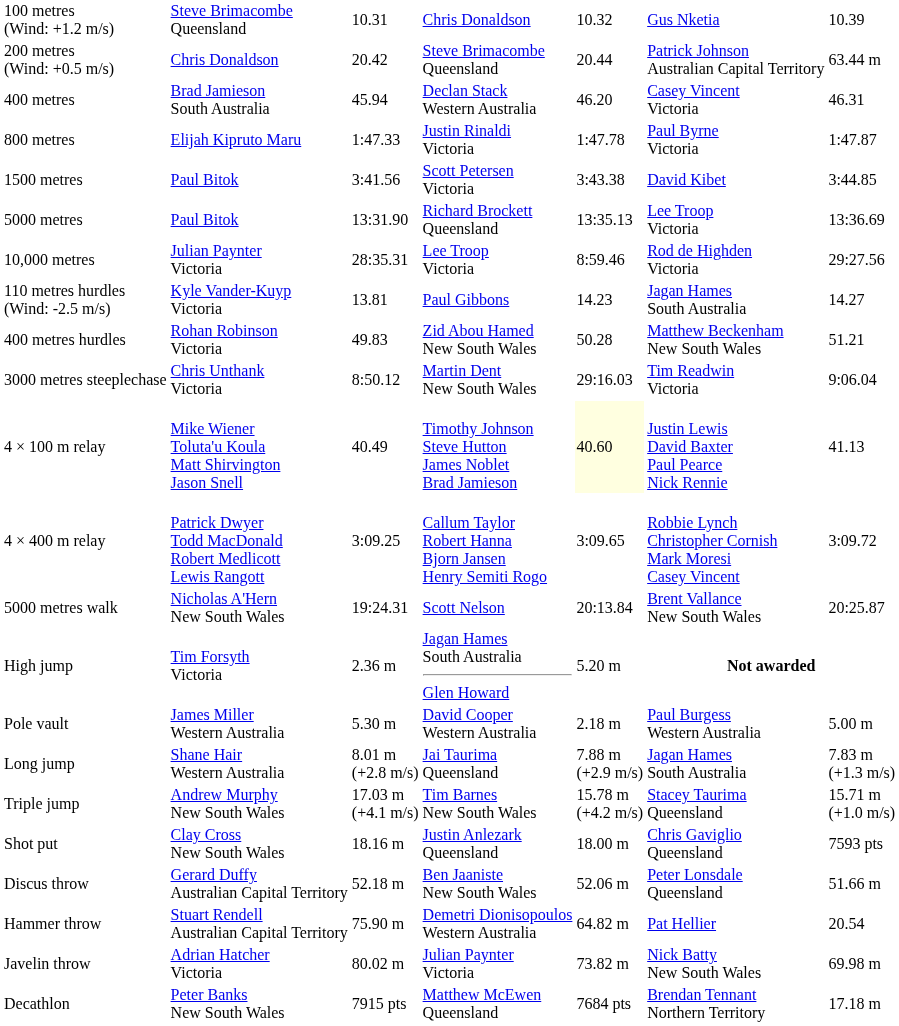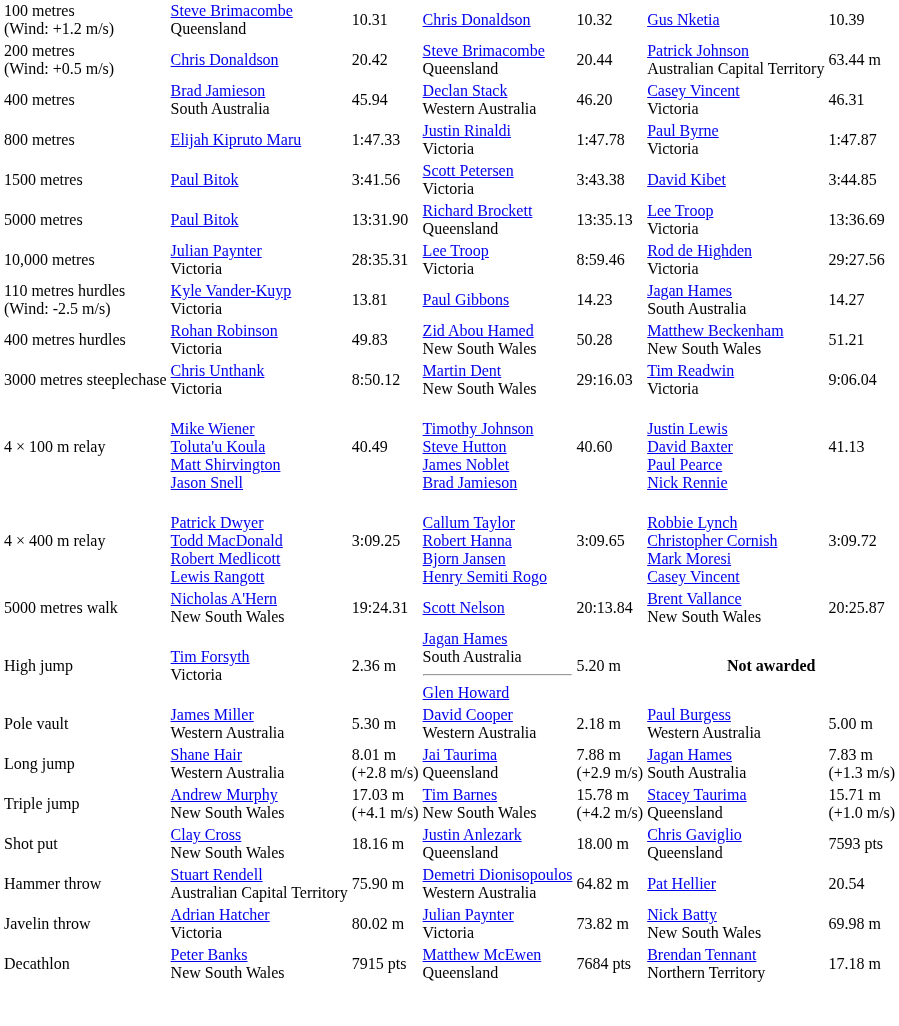(594, 446) lightyellow background -> (594, 446) no background
- row: (46, 884)
